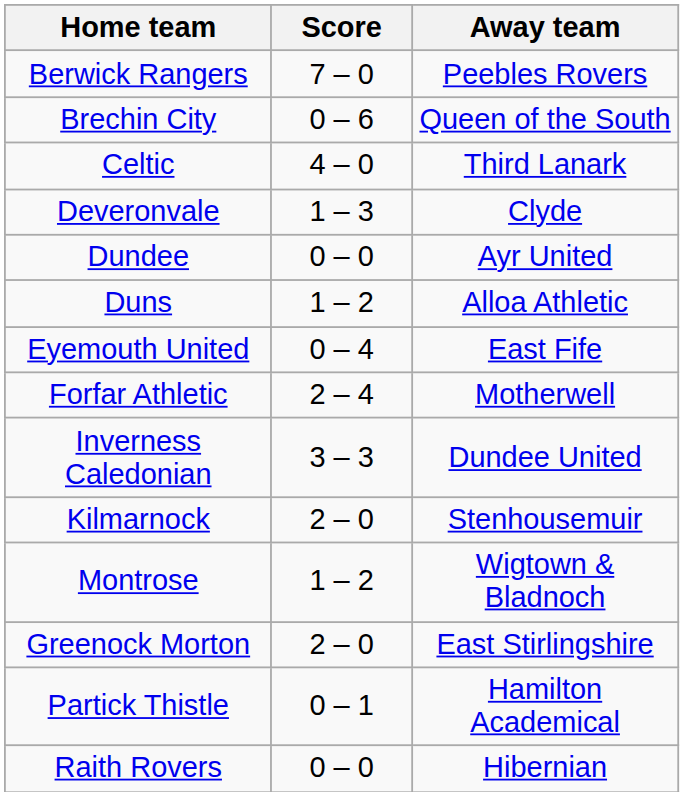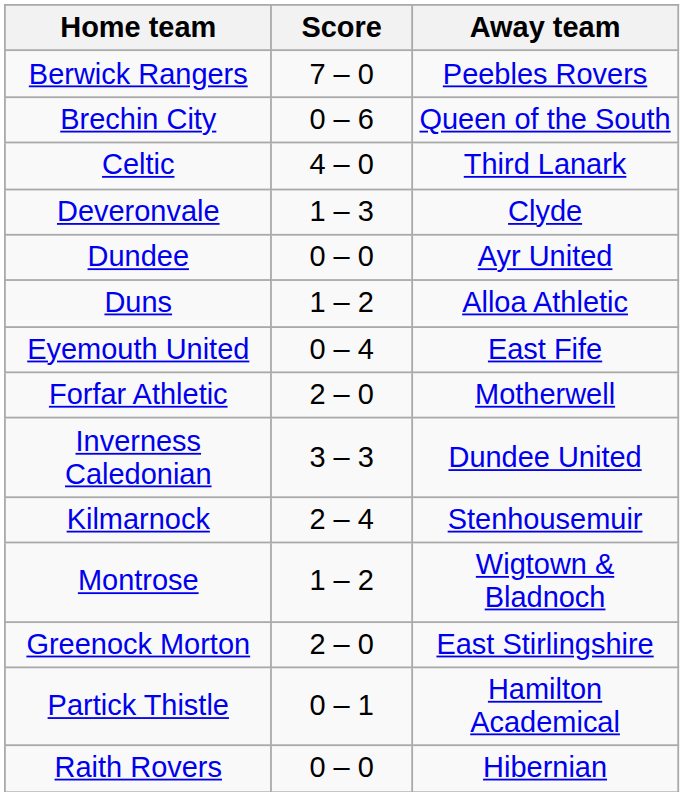(342, 394) 2 – 4 -> (342, 394) 2 – 0
(342, 519) 2 – 0 -> (342, 519) 2 – 4
